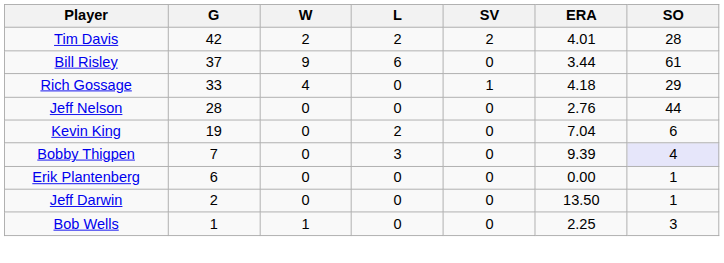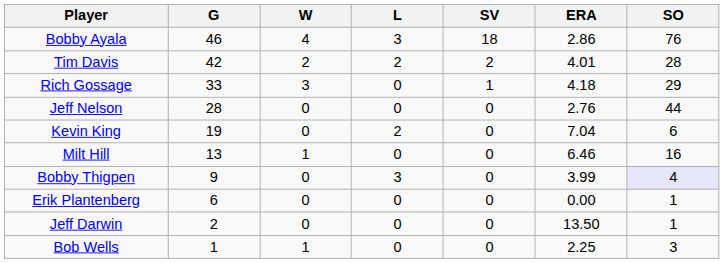+ row: (86, 39)
- row: (86, 62)
(306, 85) 4 -> (306, 85) 3
+ row: (86, 154)
(214, 154) 7 -> (214, 177) 9
(581, 154) 9.39 -> (581, 177) 3.99
